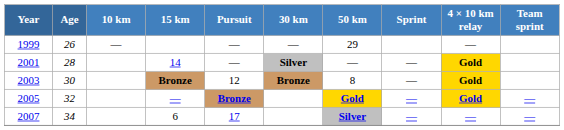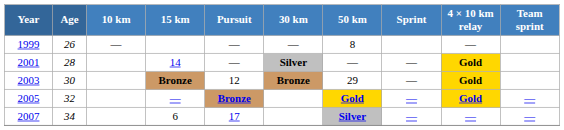(352, 44) 29 -> (352, 44) 8
(352, 80) 8 -> (352, 80) 29
